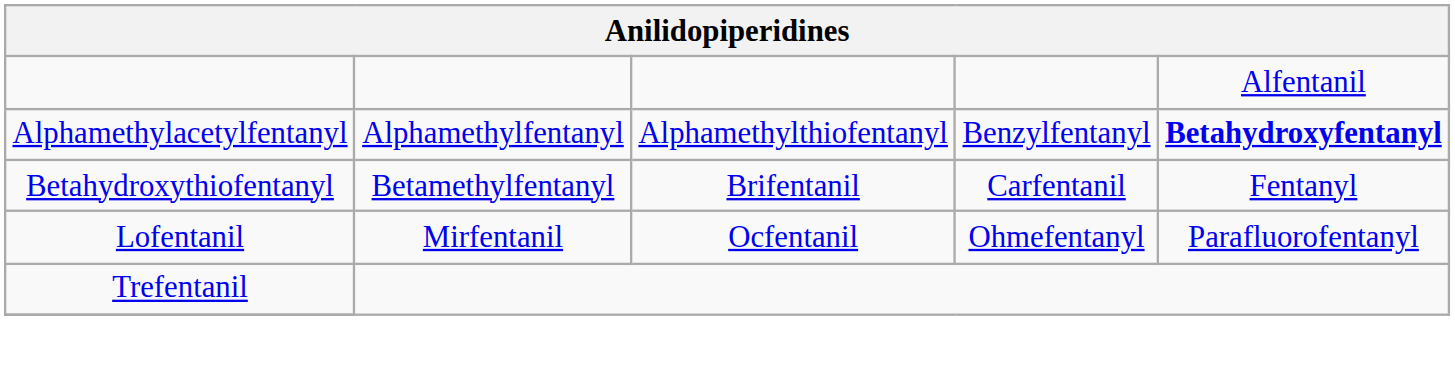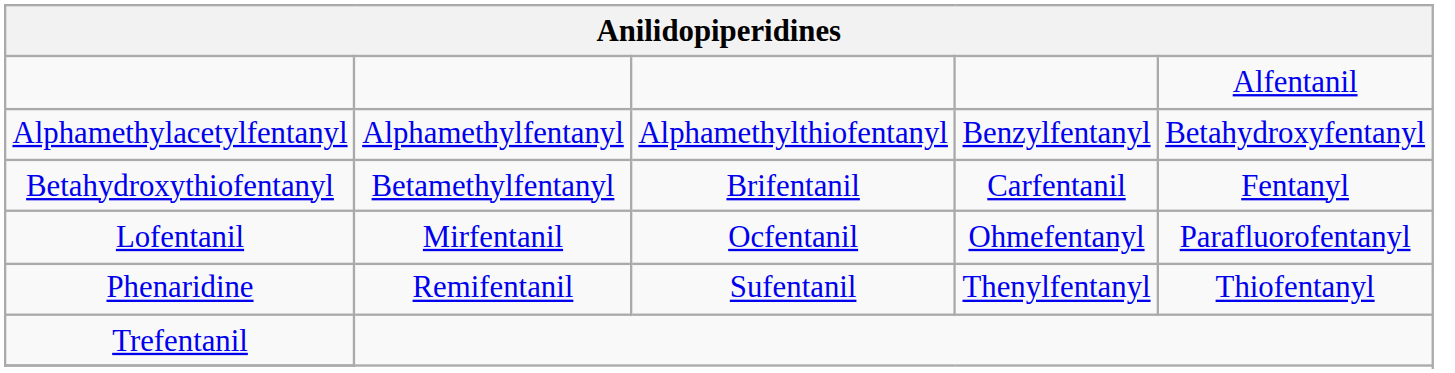(1303, 133) bold -> (1295, 133) normal
+ row: (180, 288)
